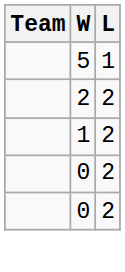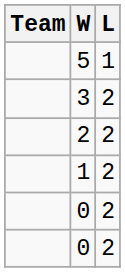+ row: (83, 99)
